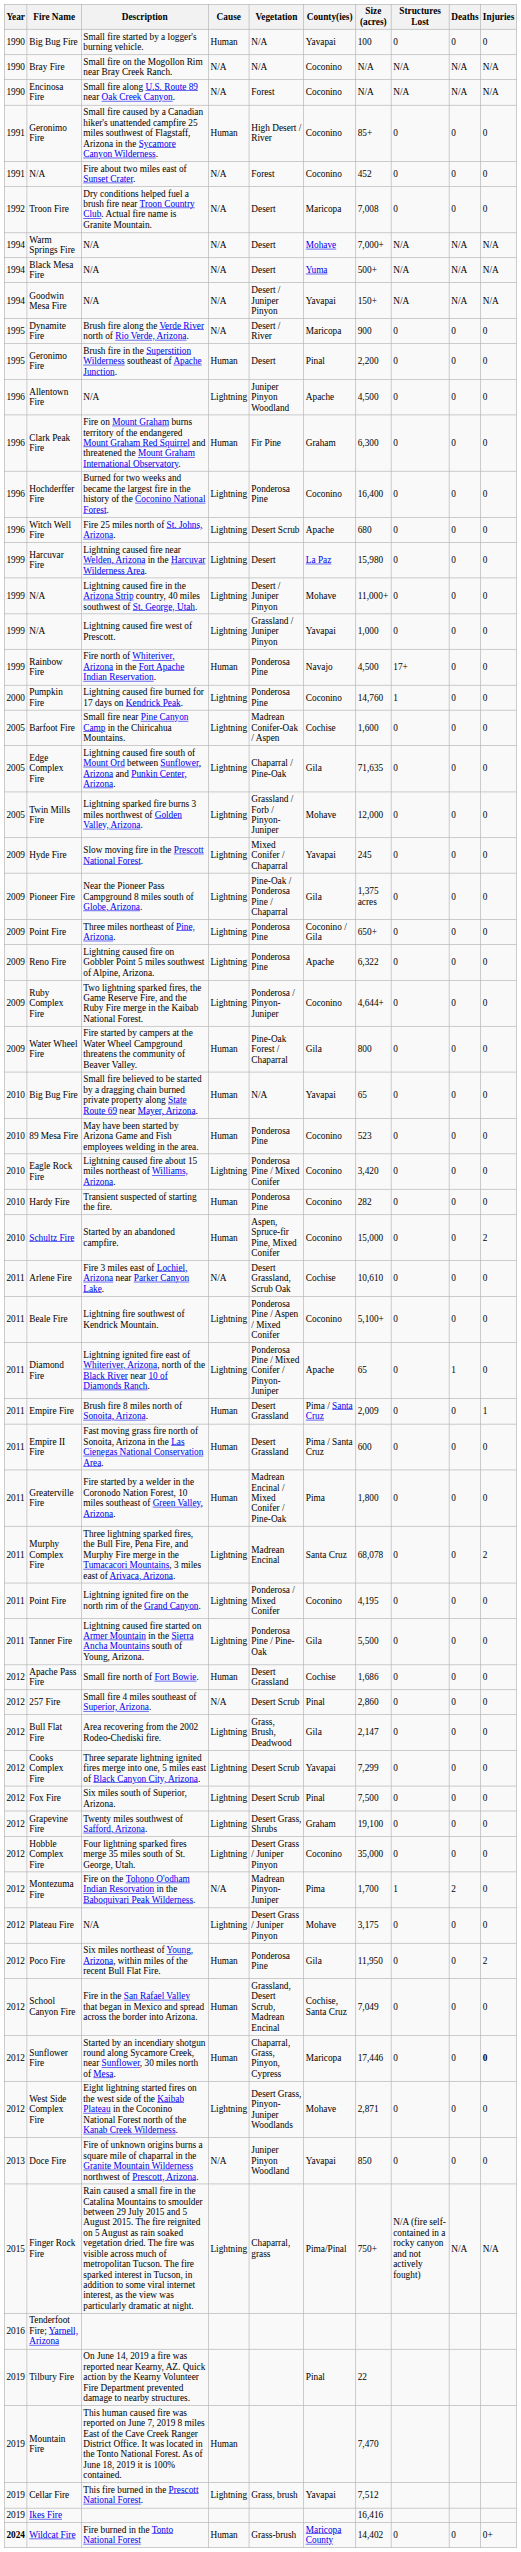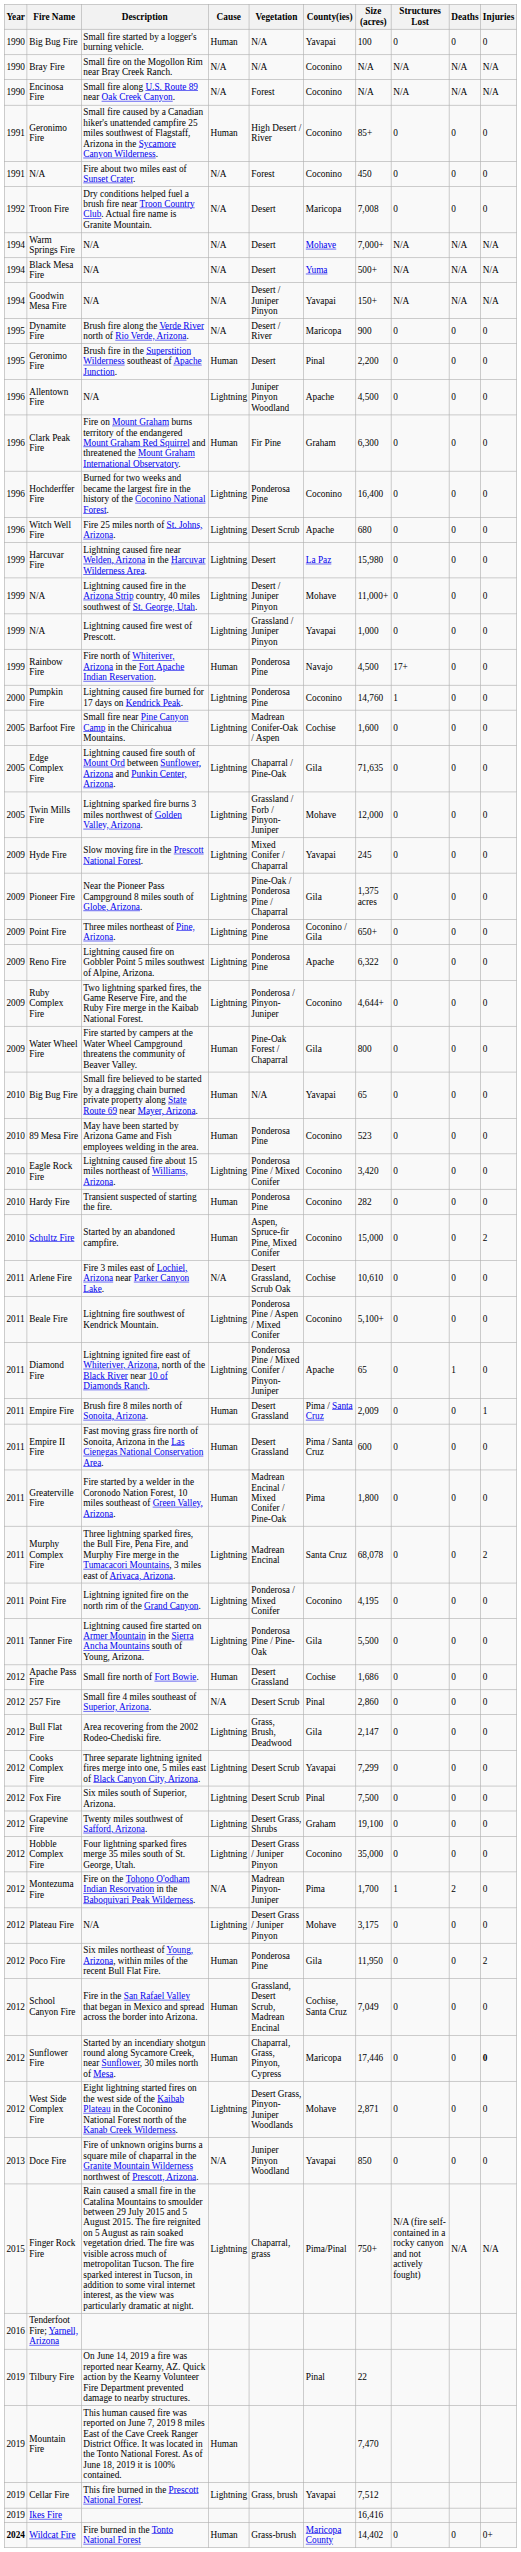(365, 174) 452 -> (365, 174) 450
